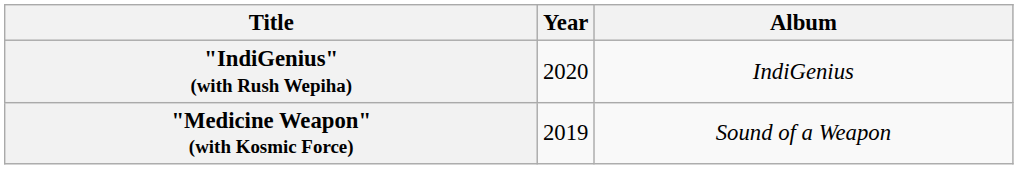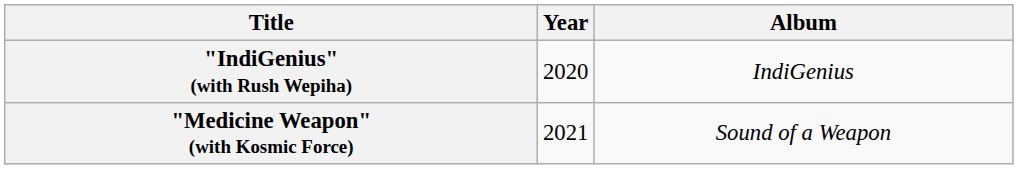(566, 132) 2019 -> (566, 132) 2021
